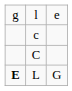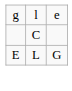- row: (36, 35)
(15, 75) bold -> (16, 55) normal
